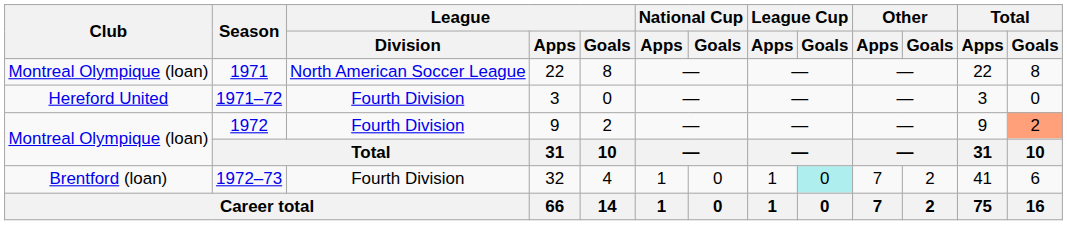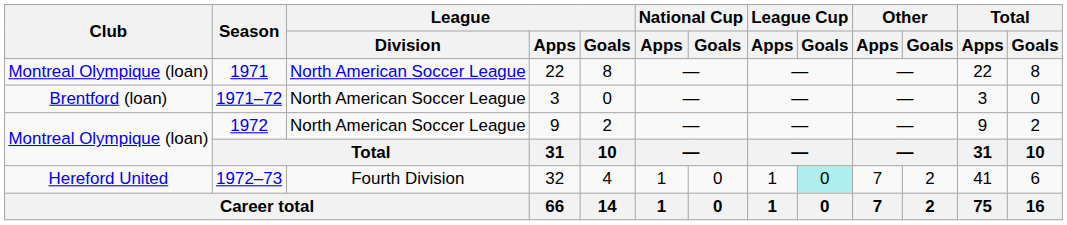(108, 98) Hereford United -> (108, 98) Brentford (loan)
(408, 98) Fourth Division -> (408, 98) North American Soccer League
(408, 125) Fourth Division -> (408, 125) North American Soccer League
(1035, 125) lightsalmon background -> (1035, 125) no background
(108, 179) Brentford (loan) -> (108, 179) Hereford United
